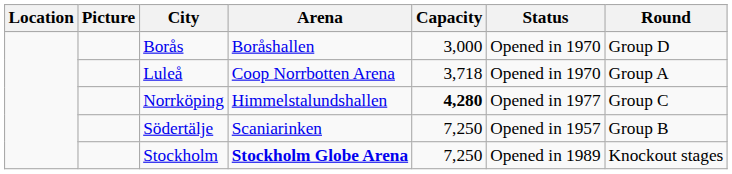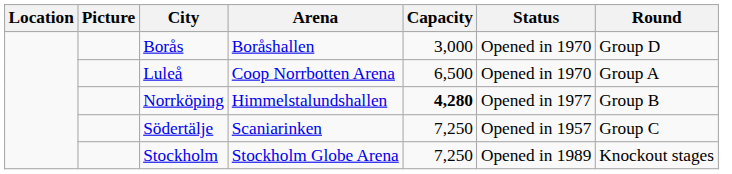(463, 73) 3,718 -> (454, 73) 6,500
(639, 100) Group C -> (629, 100) Group B
(639, 127) Group B -> (629, 127) Group C
(320, 155) bold -> (315, 155) normal
